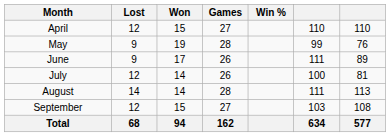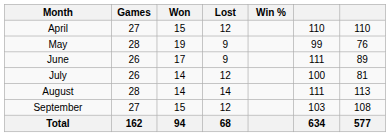columns swapped: (225, 12) <-> (134, 12)
